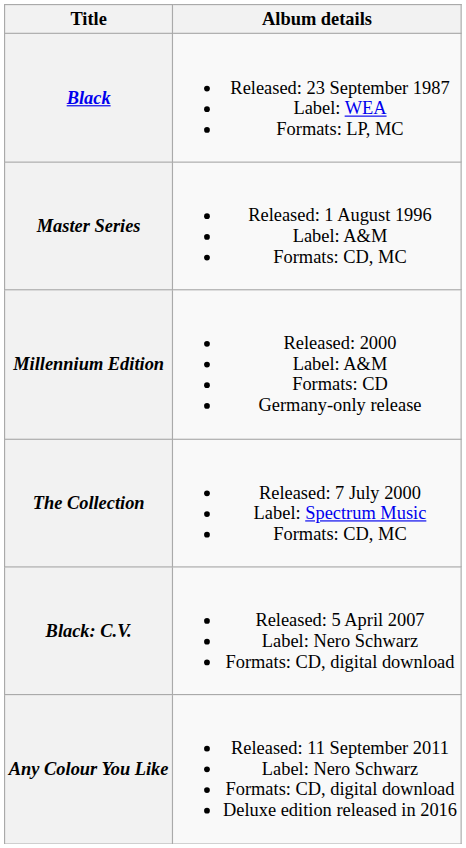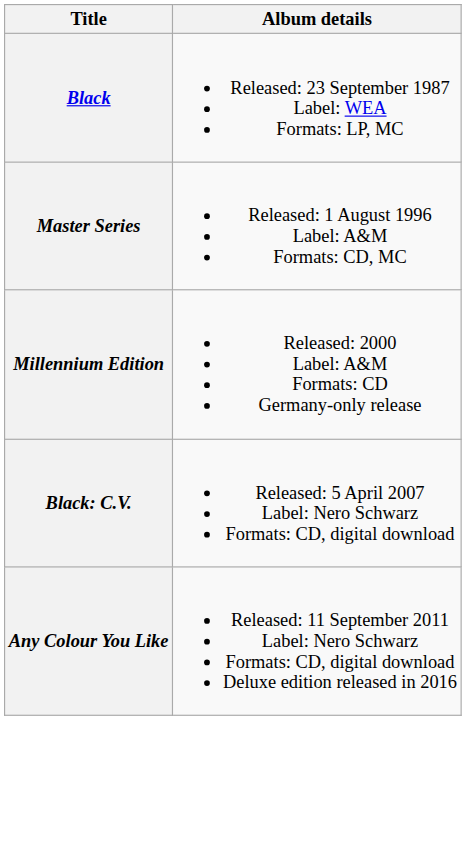- row: (89, 502)
